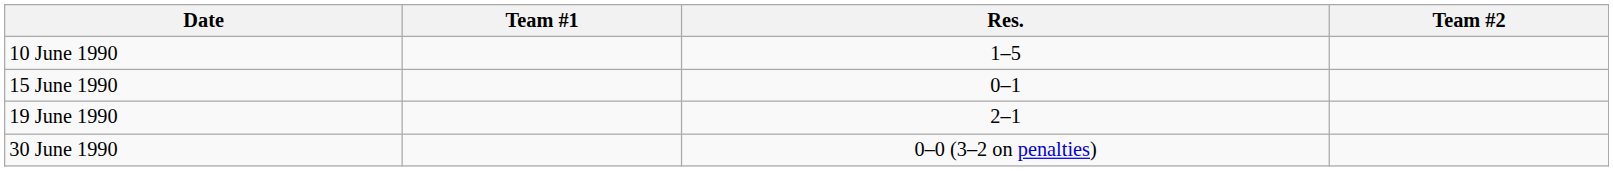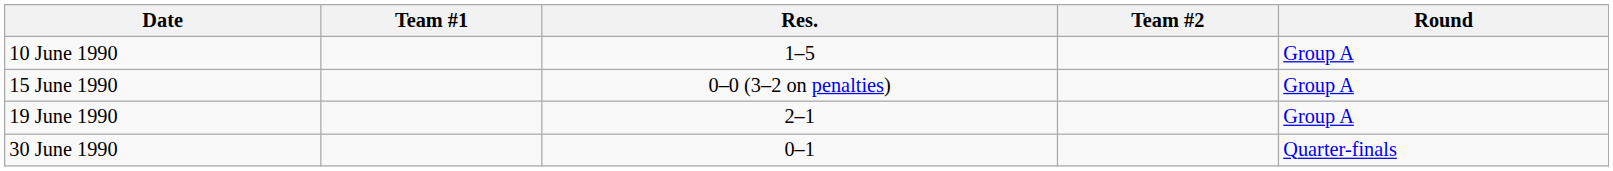+ column: (1444, 20)
(1006, 85) 0–1 -> (800, 85) 0–0 (3–2 on penalties)
(1006, 149) 0–0 (3–2 on penalties) -> (800, 149) 0–1
